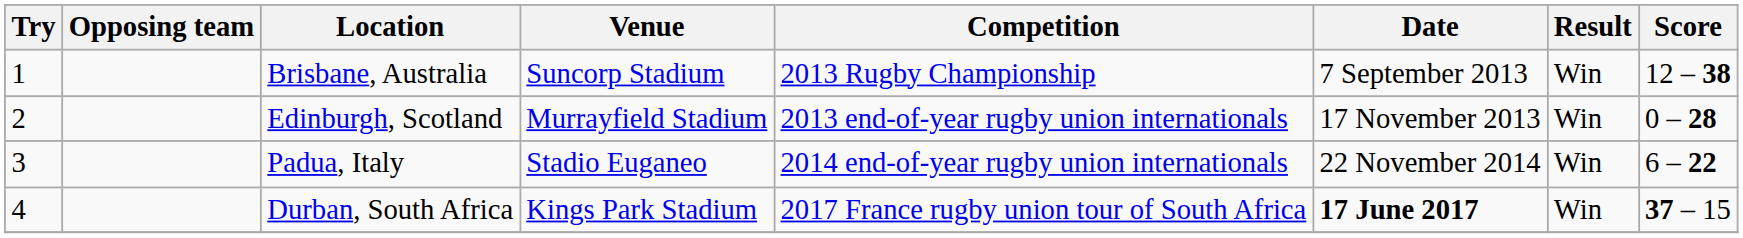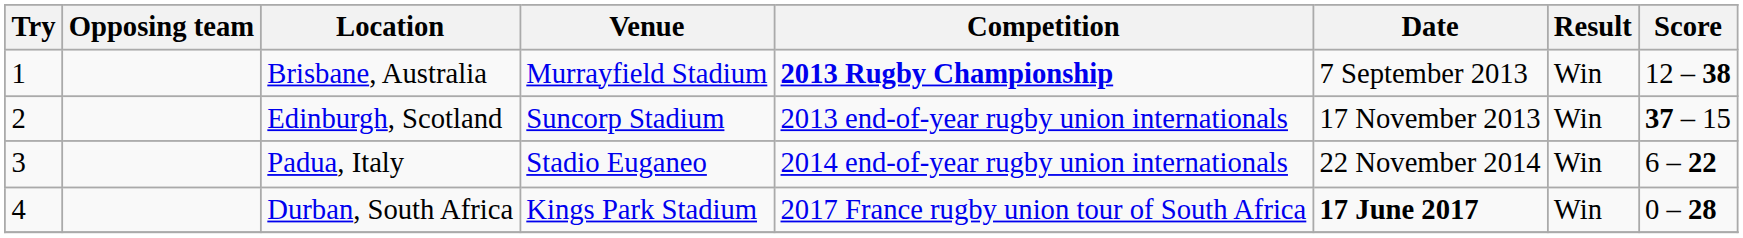(625, 72) Suncorp Stadium -> (647, 72) Murrayfield Stadium
(938, 72) normal -> (947, 72) bold
(647, 118) Murrayfield Stadium -> (625, 118) Suncorp Stadium
(1681, 118) 0 – 28 -> (1688, 118) 37 – 15
(1688, 208) 37 – 15 -> (1681, 208) 0 – 28
